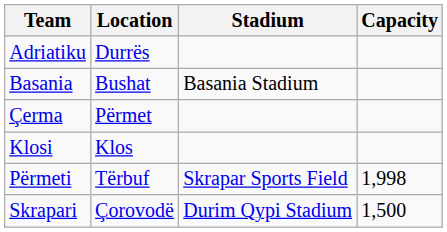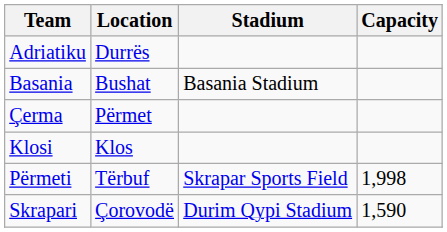(384, 210) 1,500 -> (384, 210) 1,590
